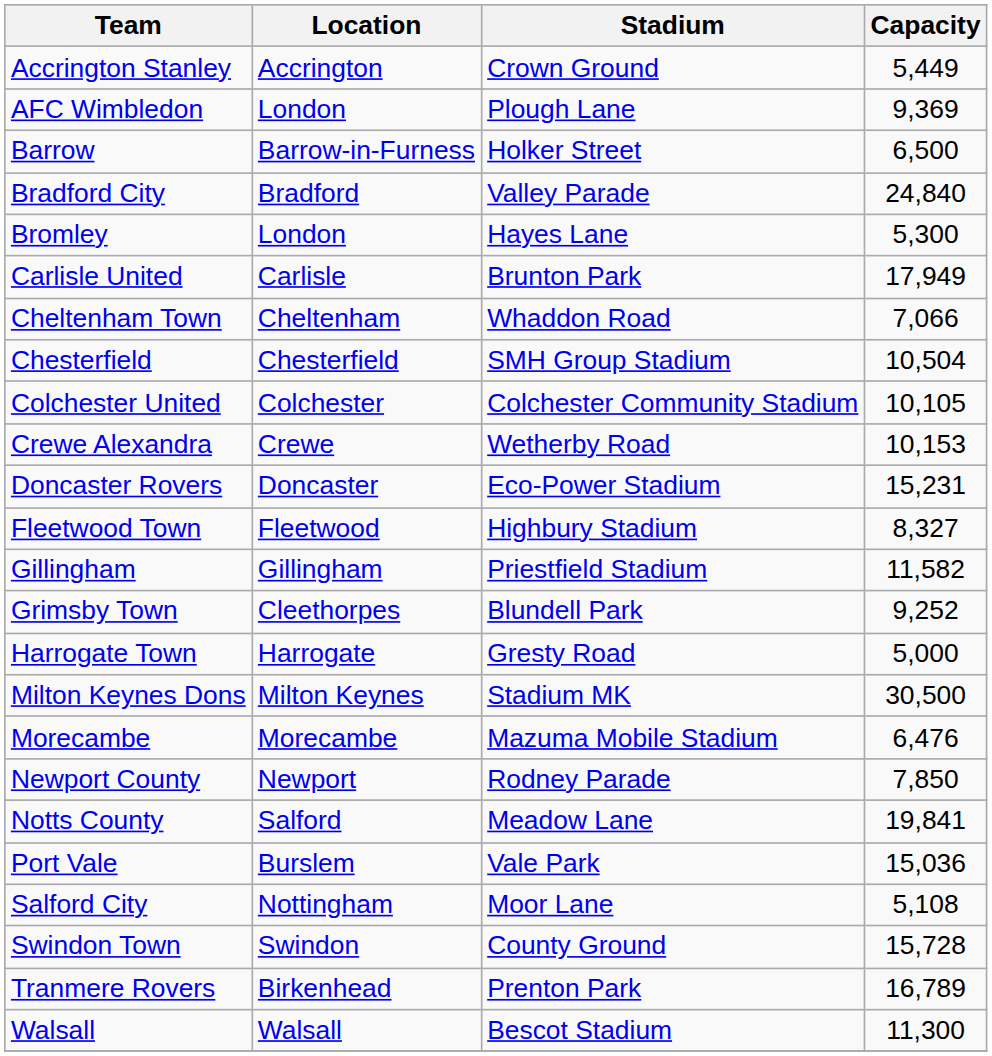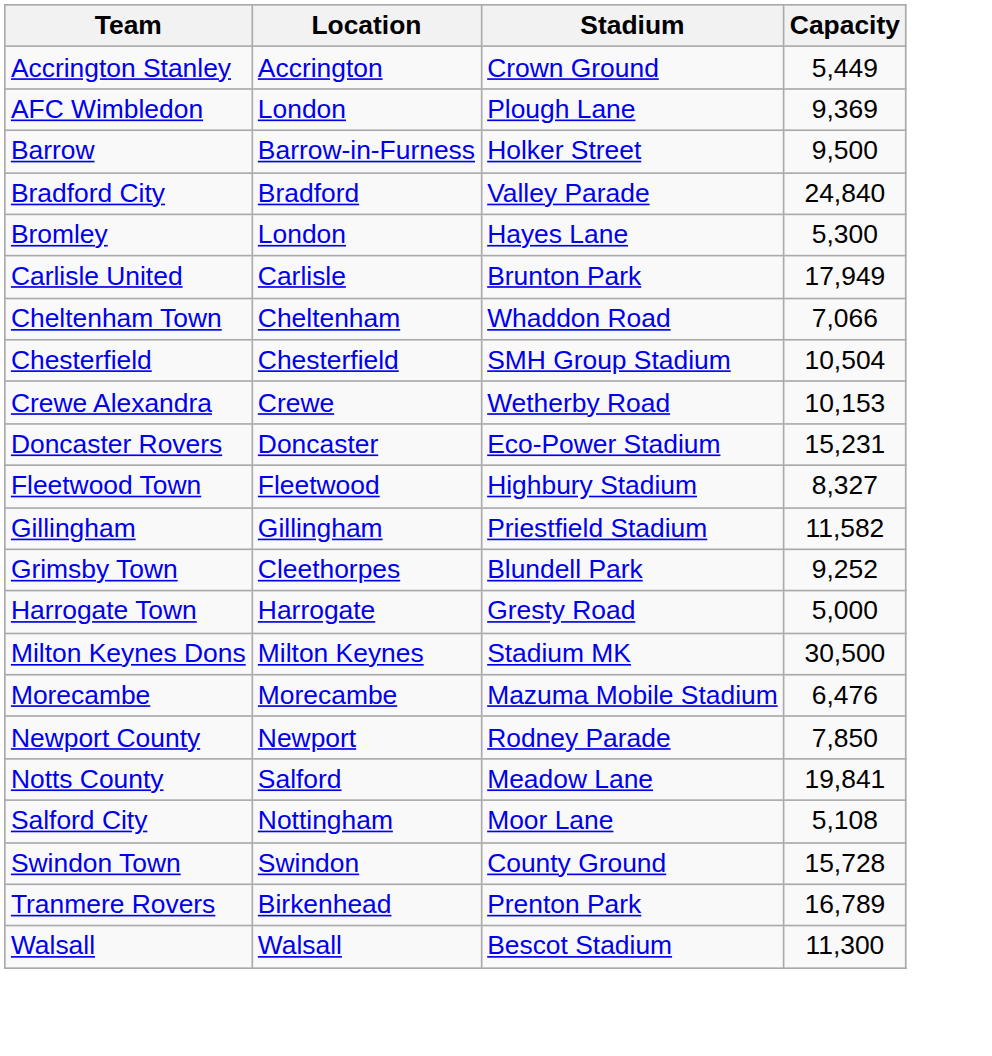(926, 151) 6,500 -> (845, 151) 9,500
- row: (116, 402)
- row: (64, 862)
